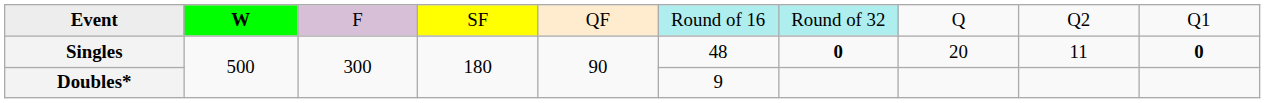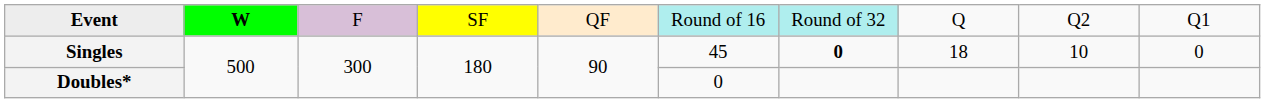(718, 51) 48 -> (718, 51) 45
(958, 51) 20 -> (958, 51) 18
(1079, 51) 11 -> (1079, 51) 10
(1199, 51) bold -> (1199, 51) normal
(718, 82) 9 -> (718, 82) 0
